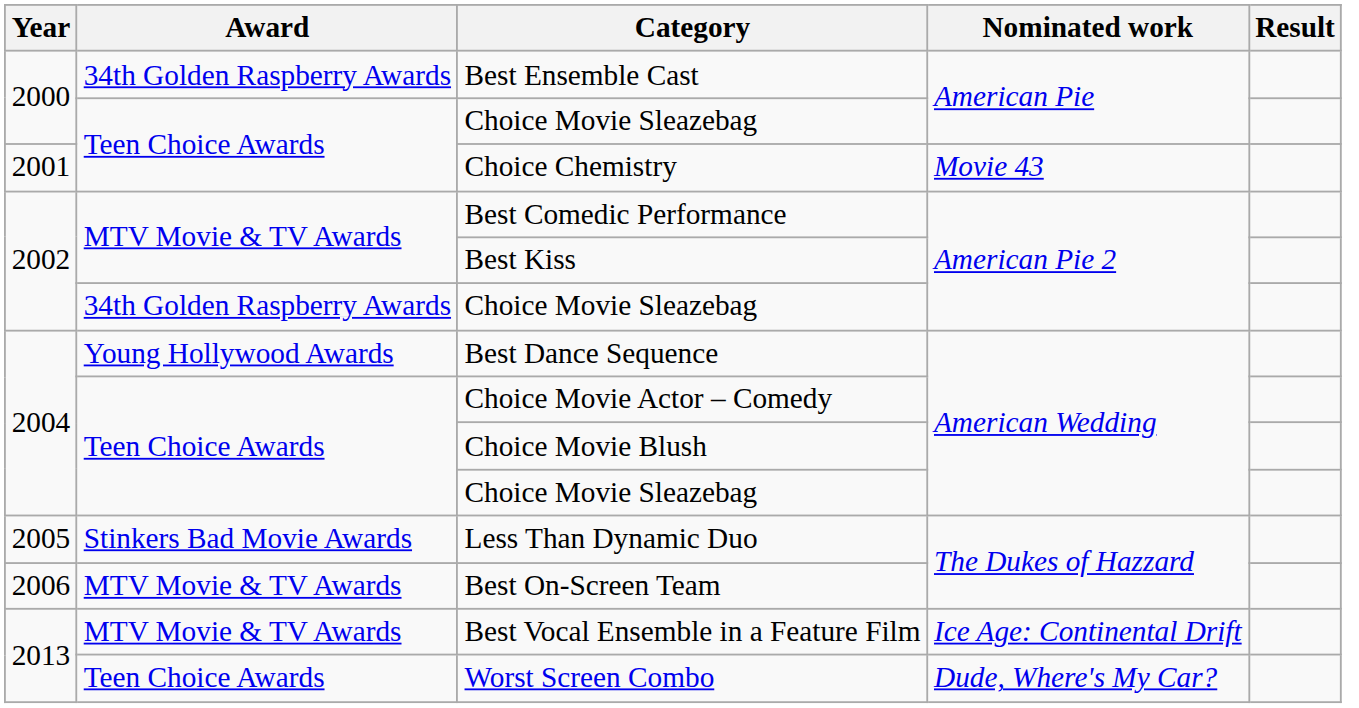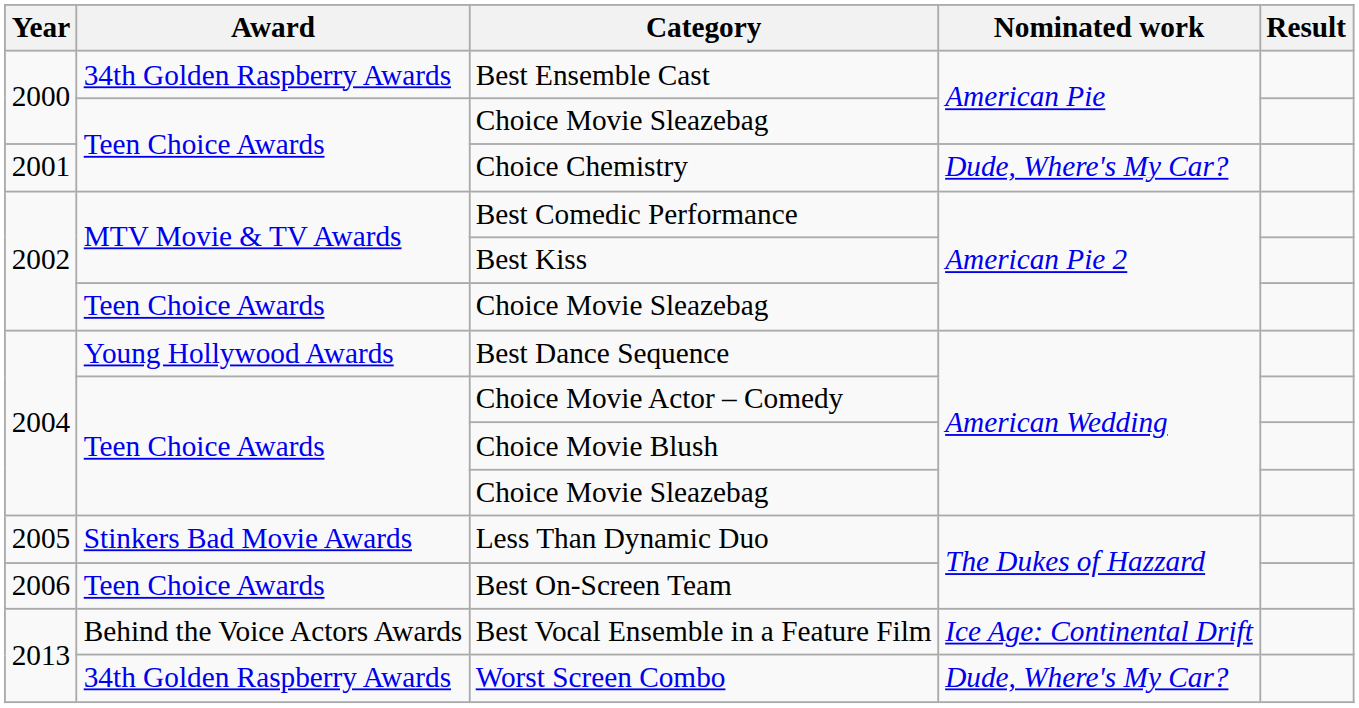(989, 167) Movie 43 -> (1087, 167) Dude, Where's My Car?
(267, 306) 34th Golden Raspberry Awards -> (204, 306) Teen Choice Awards
(243, 584) MTV Movie & TV Awards -> (204, 584) Teen Choice Awards
(243, 631) MTV Movie & TV Awards -> (273, 631) Behind the Voice Actors Awards
(204, 677) Teen Choice Awards -> (267, 677) 34th Golden Raspberry Awards
